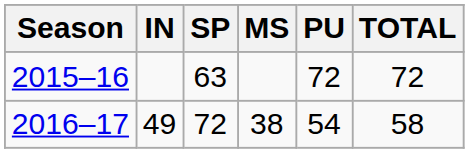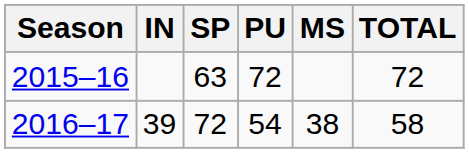columns swapped: (324, 28) <-> (267, 28)
(160, 123) 49 -> (160, 123) 39
